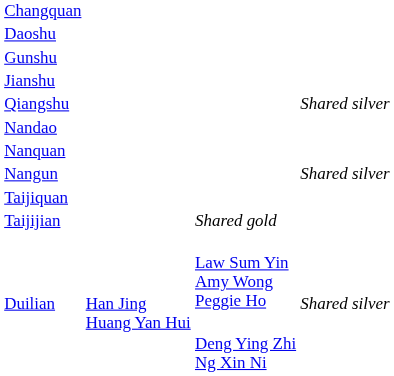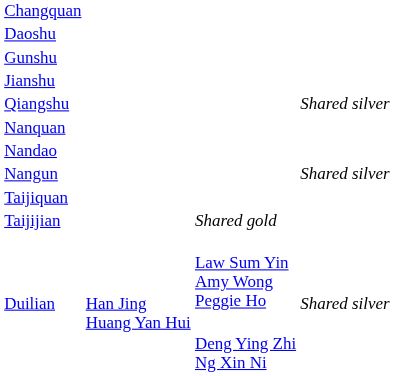rows swapped: (35, 150) <-> (31, 127)
